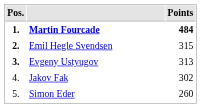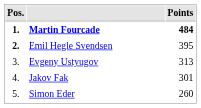(186, 46) 315 -> (186, 46) 395
(16, 62) bold -> (16, 62) normal
(186, 78) 302 -> (186, 78) 301
